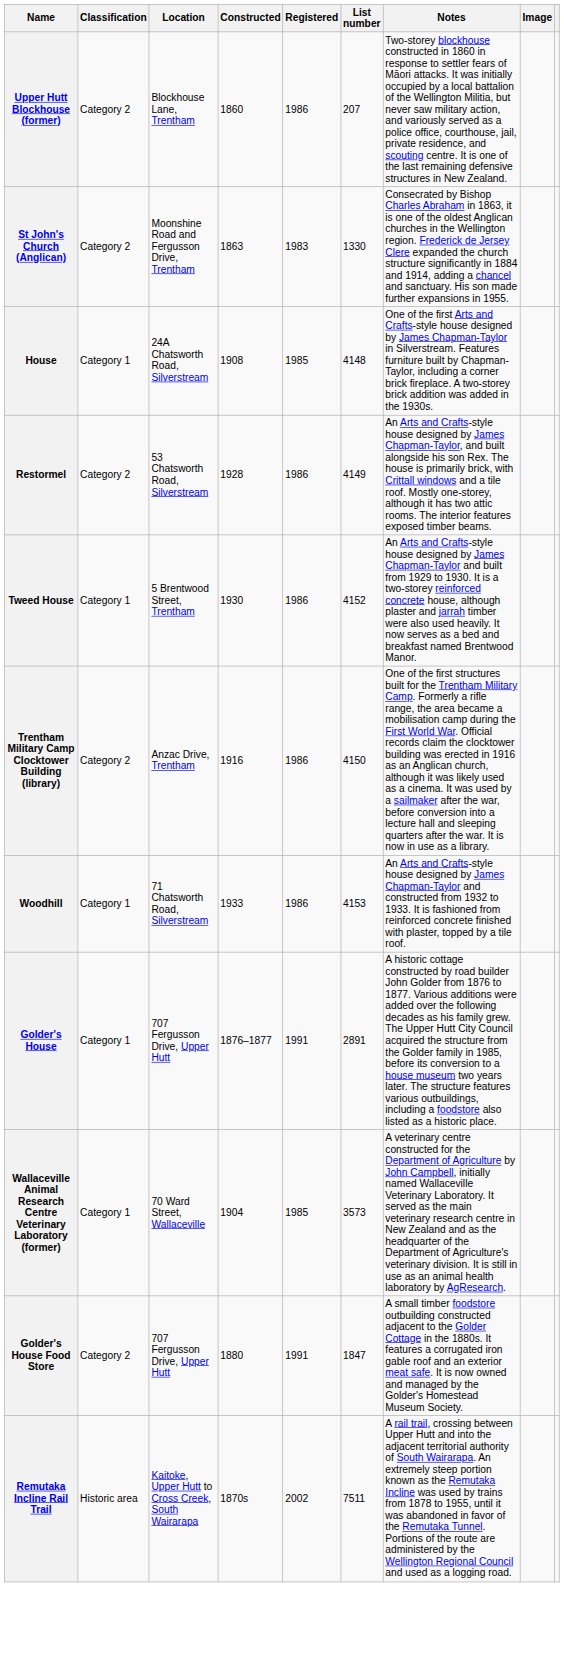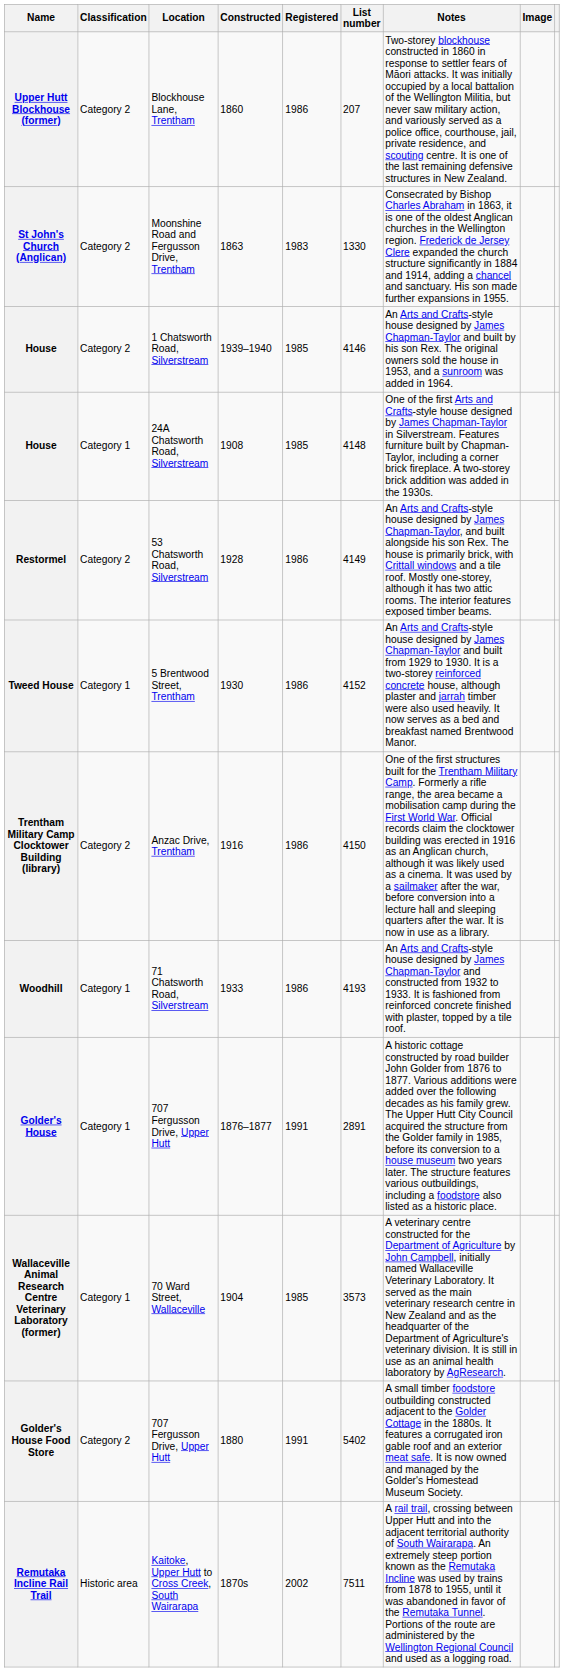+ row: (41, 349)
(354, 903) 4153 -> (354, 989) 4193
(354, 1355) 1847 -> (354, 1441) 5402
